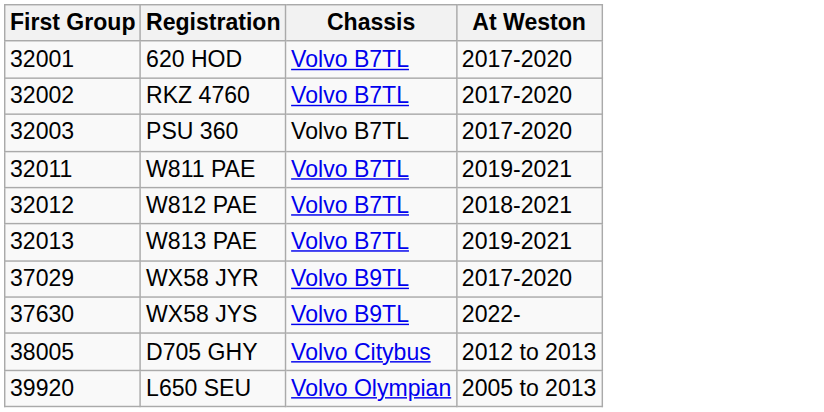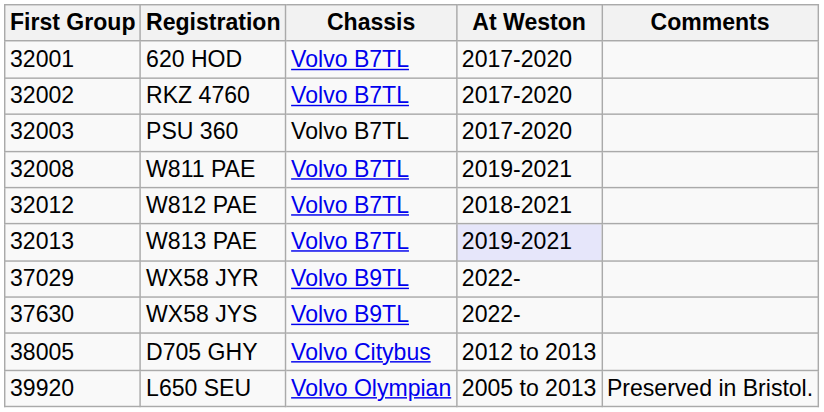+ column: (710, 22)
(41, 168) 32011 -> (42, 168) 32008
(517, 242) no background -> (517, 242) lavender background
(517, 278) 2017-2020 -> (491, 278) 2022-
